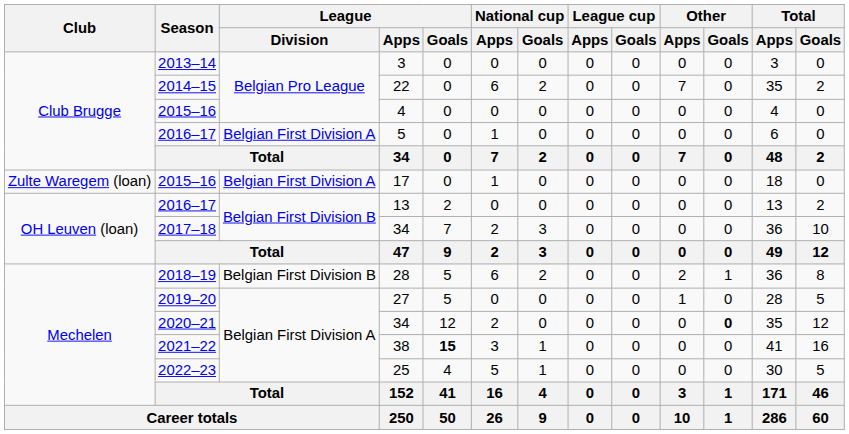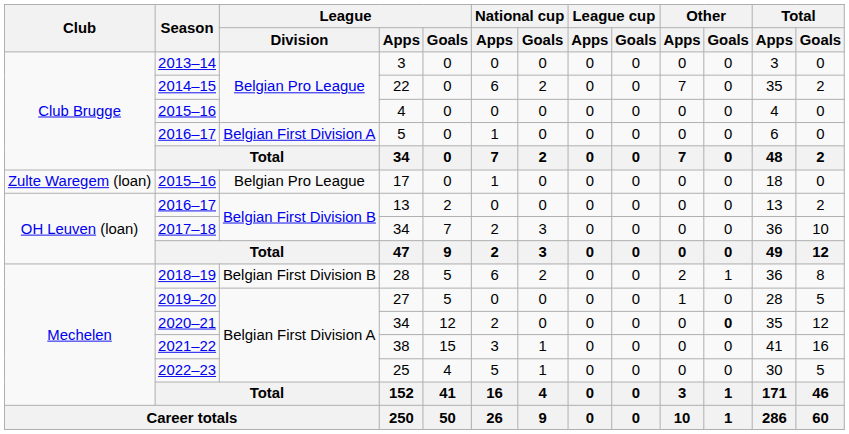(299, 181) Belgian First Division A -> (299, 181) Belgian Pro League
(447, 346) bold -> (447, 346) normal
